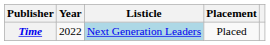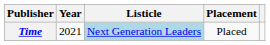(70, 31) 2022 -> (70, 31) 2021
